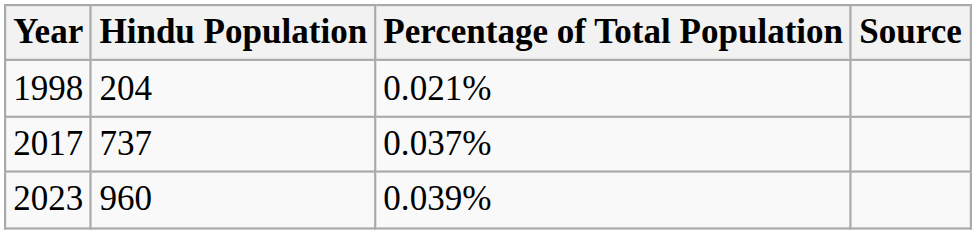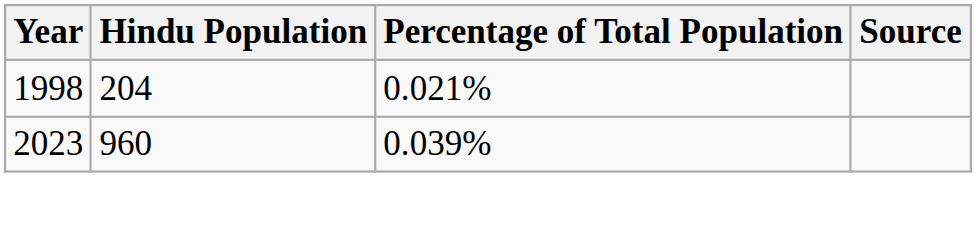- row: (48, 143)
